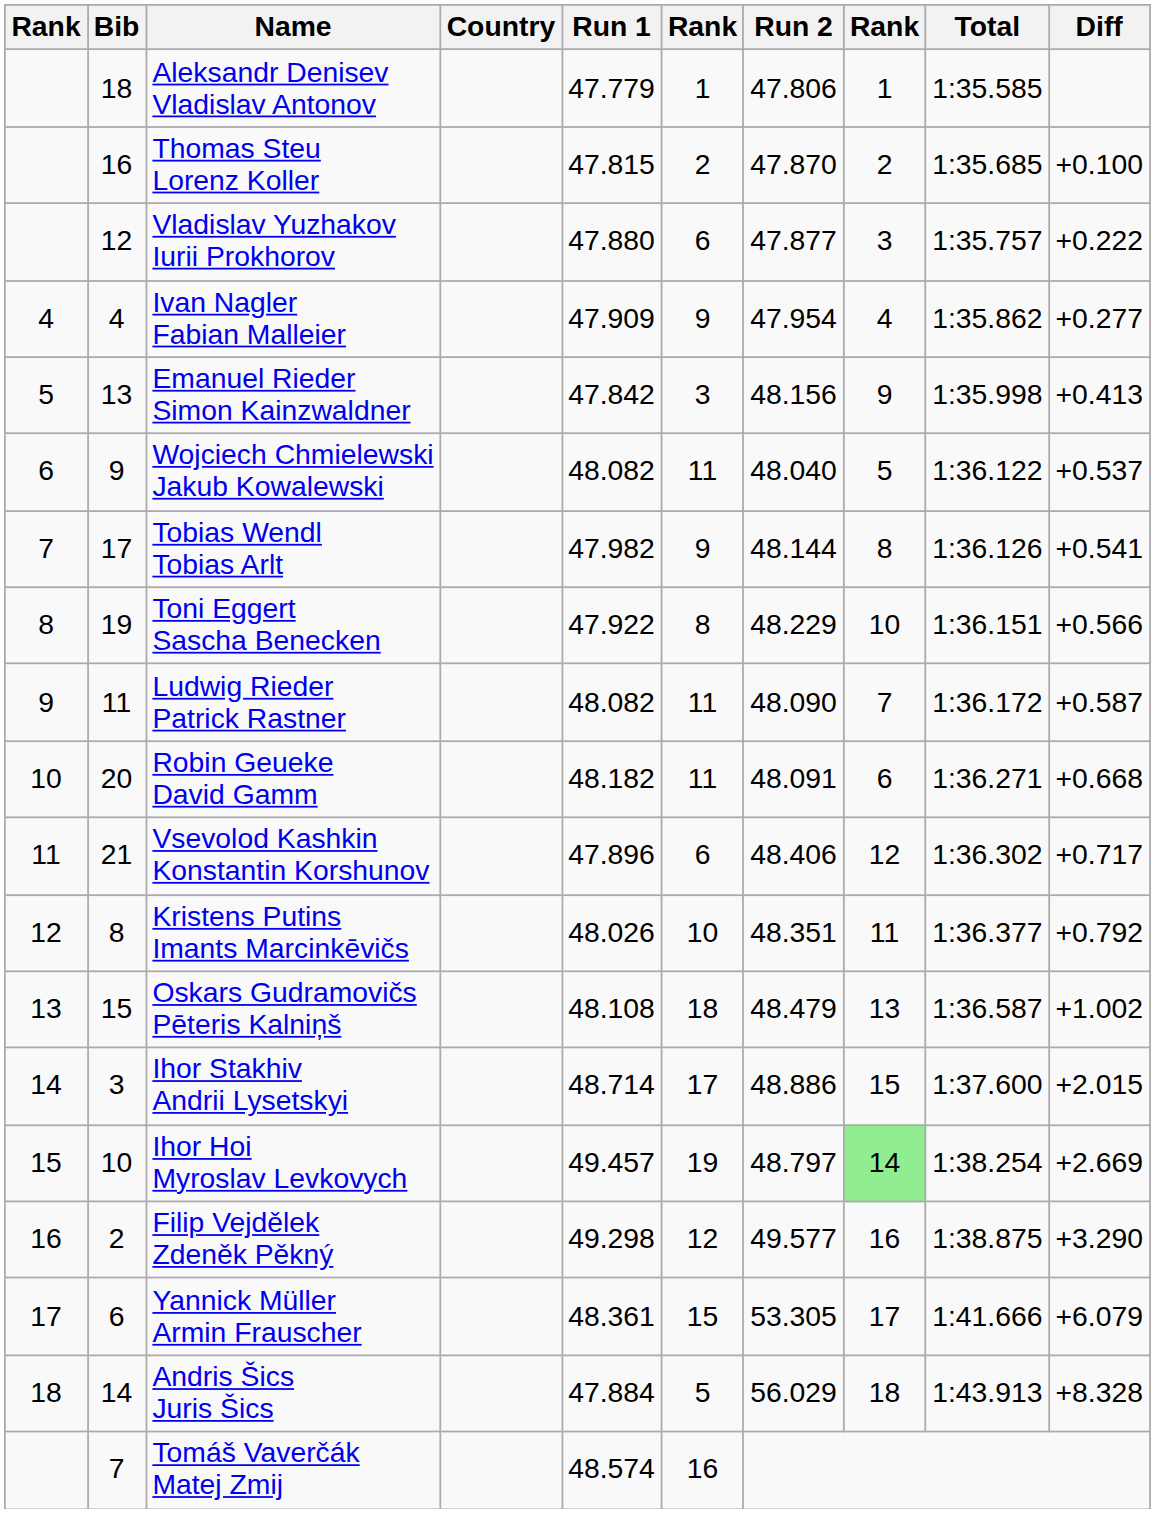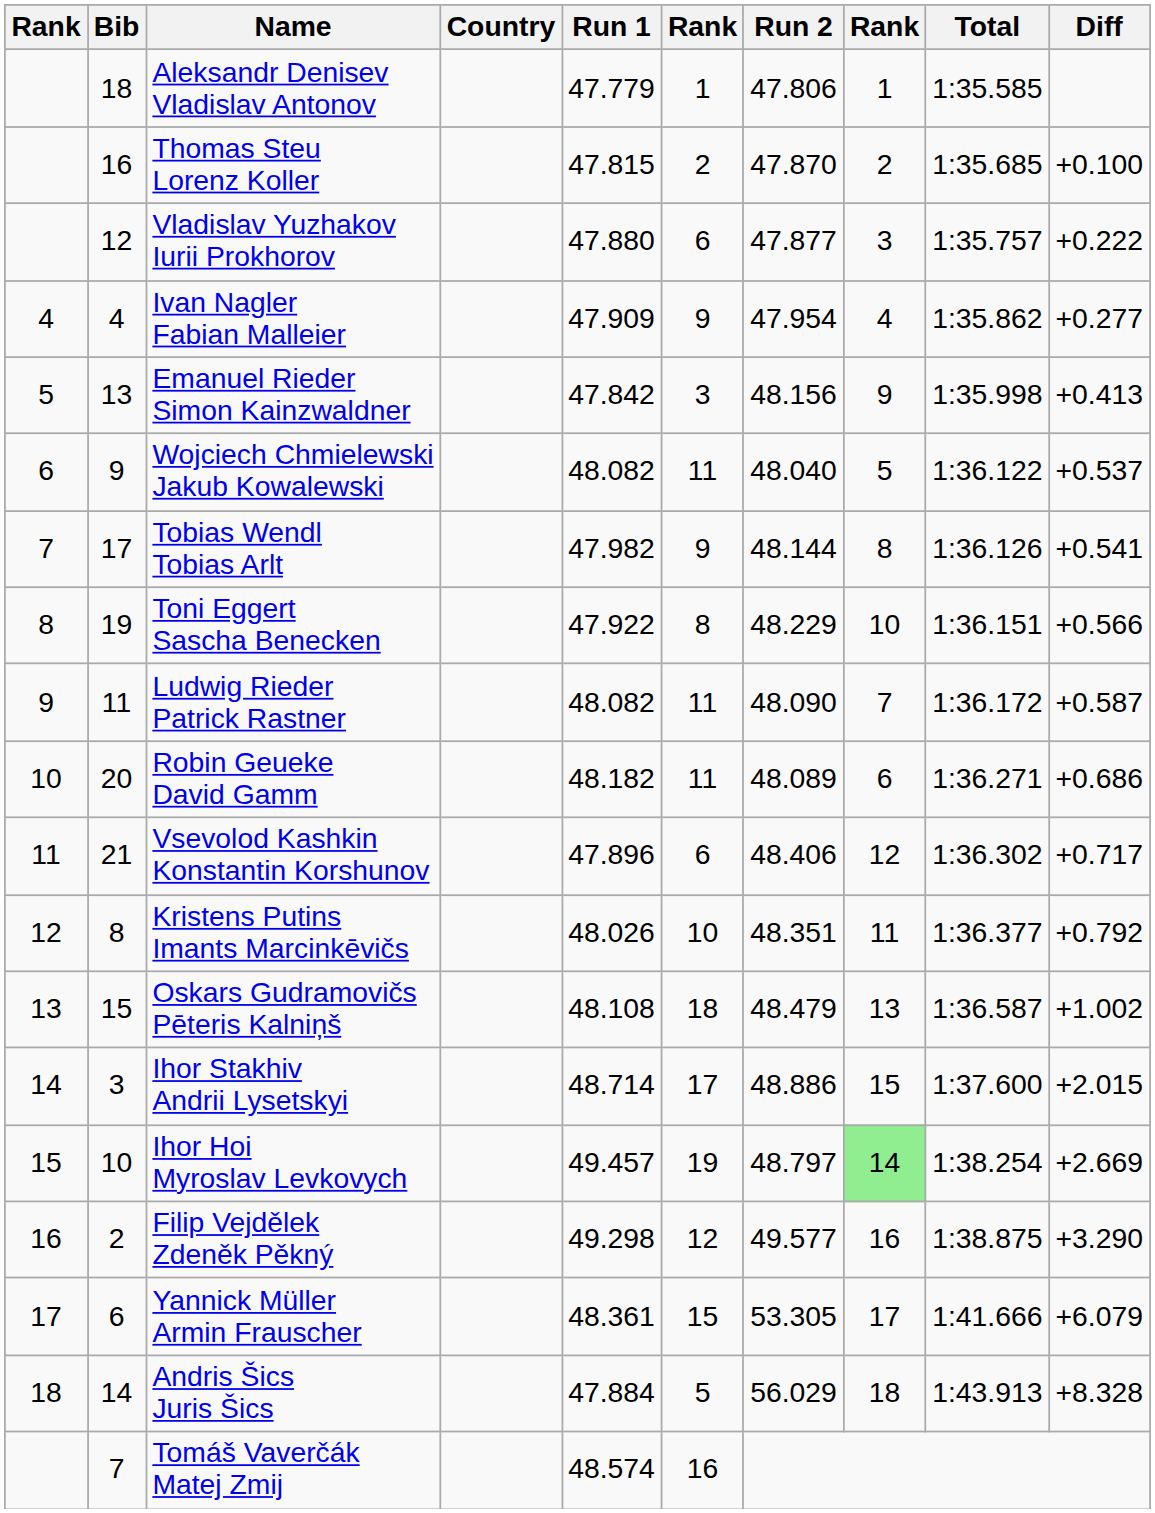(794, 778) 48.091 -> (794, 778) 48.089
(1099, 778) +0.668 -> (1099, 778) +0.686
